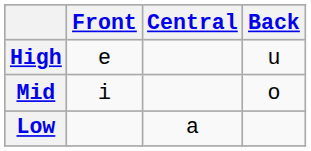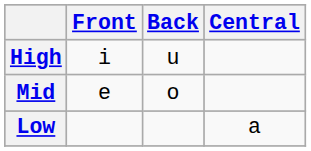columns swapped: (192, 22) <-> (274, 22)
(104, 58) e -> (104, 58) i
(104, 93) i -> (104, 93) e
